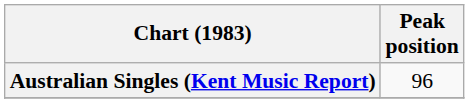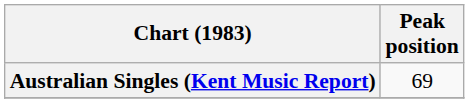(422, 80) 96 -> (422, 80) 69
